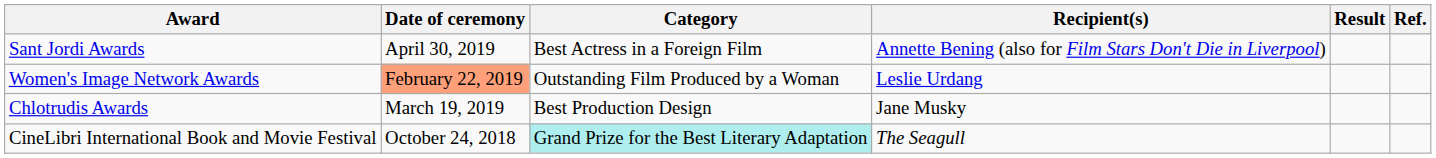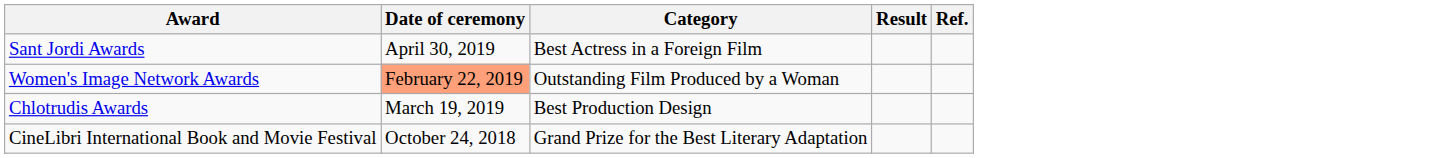- column: (1101, 19)
(701, 138) paleturquoise background -> (701, 138) no background
